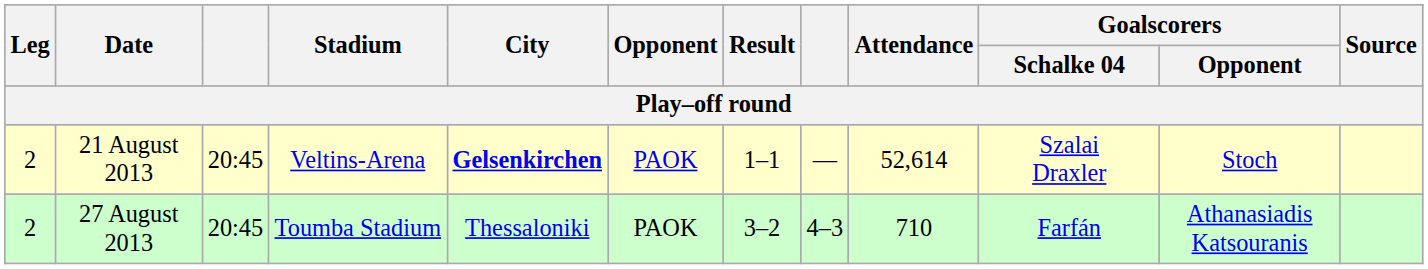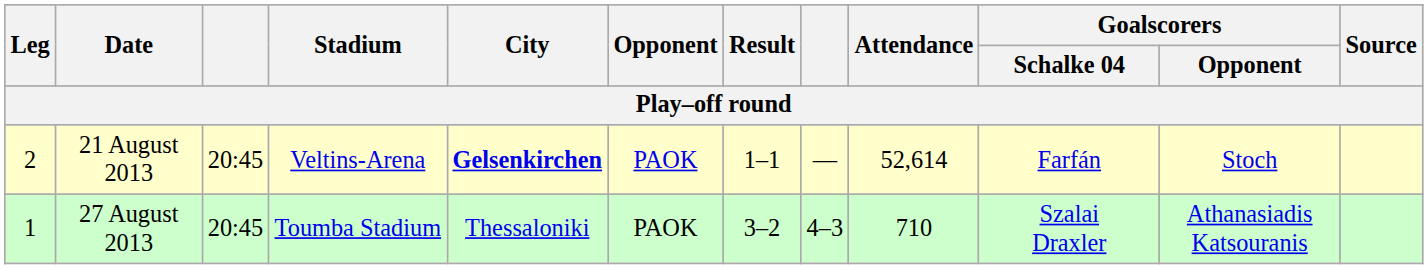(1069, 159) Szalai Draxler -> (1069, 159) Farfán
(30, 228) 2 -> (30, 228) 1
(1069, 228) Farfán -> (1069, 228) Szalai Draxler
